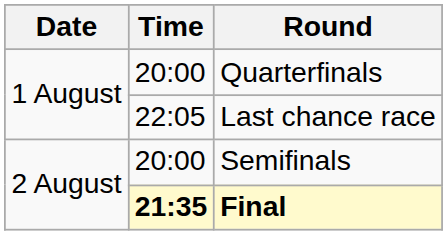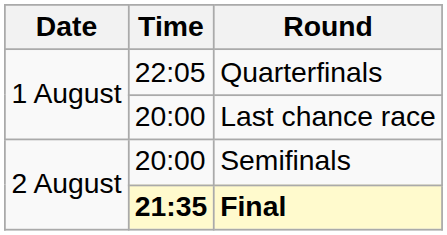(170, 71) 20:00 -> (170, 71) 22:05
(170, 116) 22:05 -> (170, 116) 20:00
